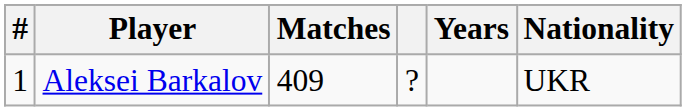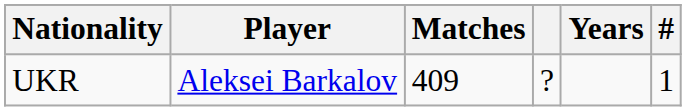columns swapped: (20, 29) <-> (599, 29)
